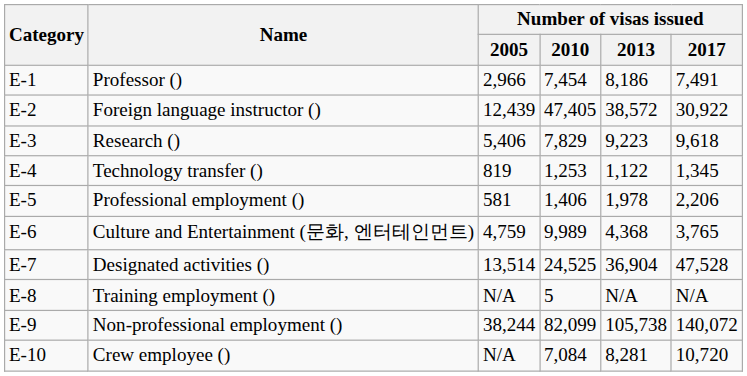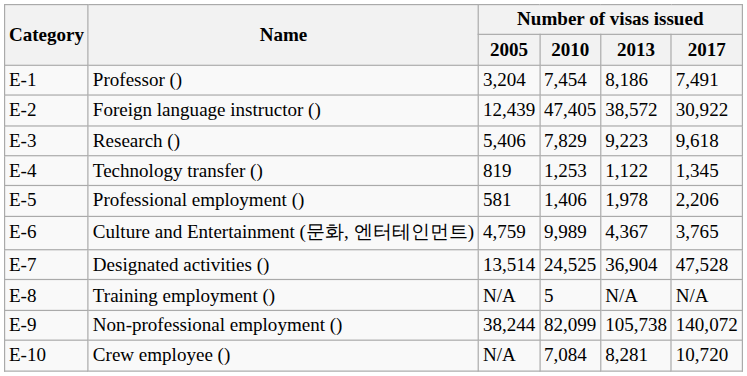(504, 79) 2,966 -> (504, 79) 3,204
(627, 232) 4,368 -> (627, 232) 4,367
